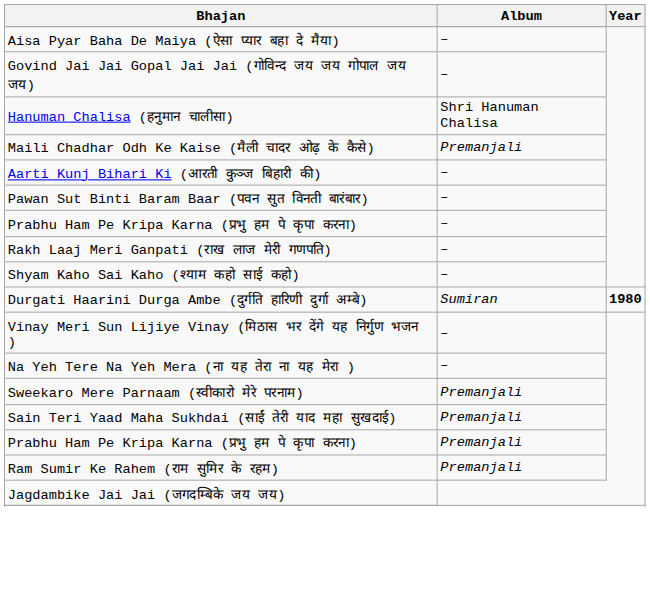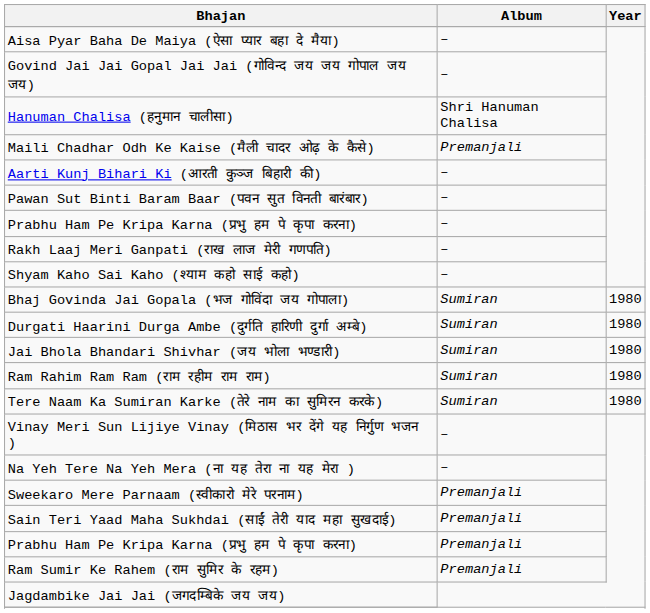+ row: (179, 301)
(625, 300) bold -> (625, 325) normal
+ row: (174, 352)
+ row: (139, 377)
+ row: (195, 403)
